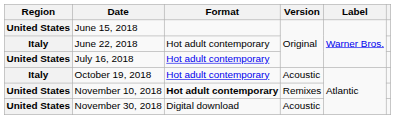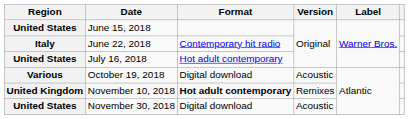(218, 43) Hot adult contemporary -> (230, 43) Contemporary hit radio
(38, 75) Italy -> (45, 75) Various
(218, 75) Hot adult contemporary -> (216, 75) Digital download
(38, 91) United States -> (45, 91) United Kingdom
